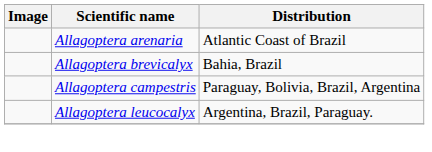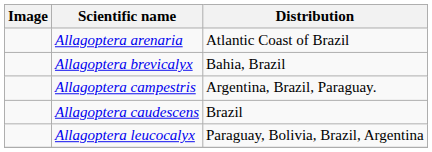(311, 87) Paraguay, Bolivia, Brazil, Argentina -> (291, 87) Argentina, Brazil, Paraguay.
+ row: (127, 111)
(288, 111) Argentina, Brazil, Paraguay. -> (315, 135) Paraguay, Bolivia, Brazil, Argentina
